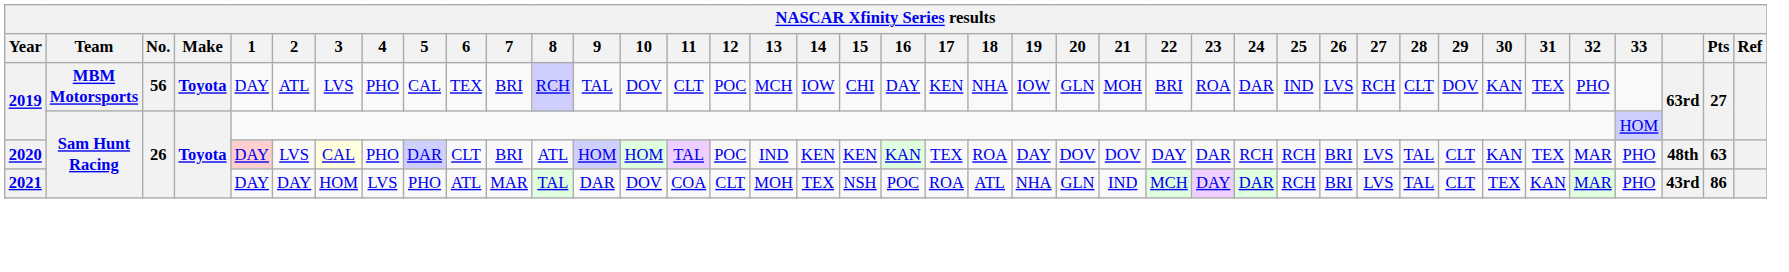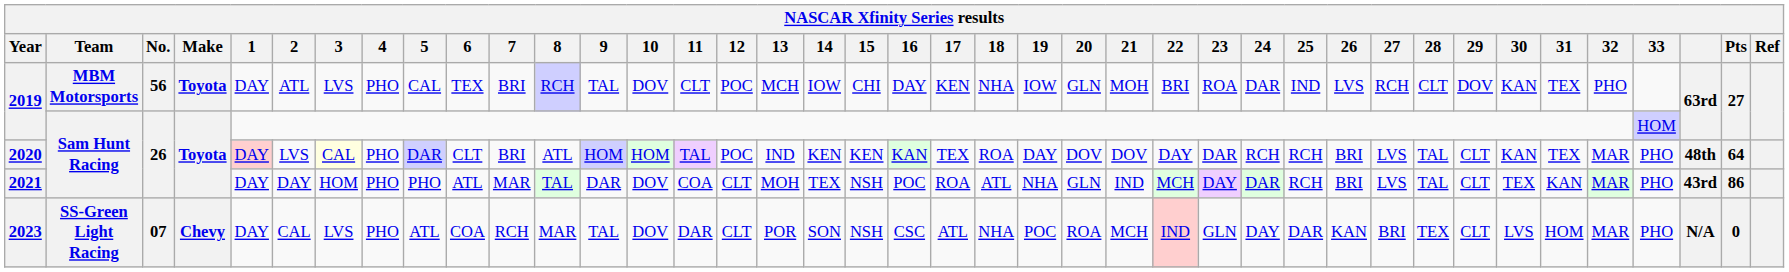(1718, 154) 63 -> (1736, 154) 64
(382, 182) LVS -> (382, 182) PHO
+ row: (25, 232)
